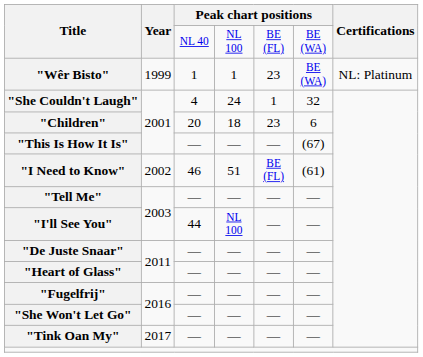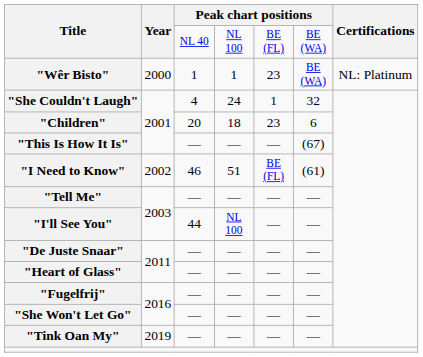(158, 74) 1999 -> (158, 74) 2000
(158, 336) 2017 -> (158, 336) 2019
